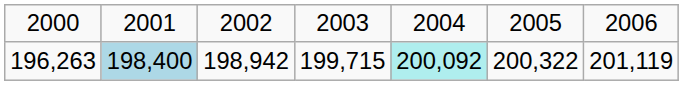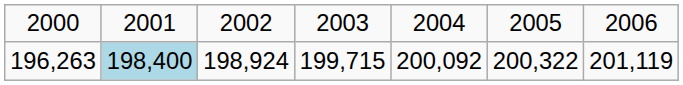(246, 60) 198,942 -> (246, 60) 198,924
(439, 60) paleturquoise background -> (439, 60) no background
